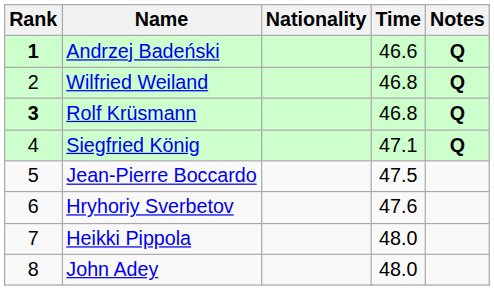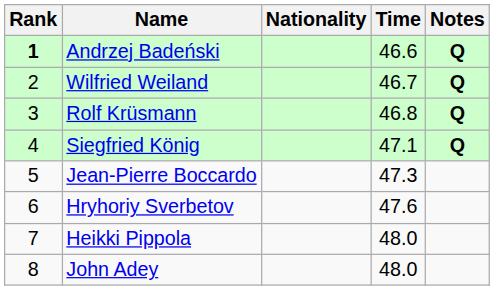(398, 82) 46.8 -> (398, 82) 46.7
(33, 113) bold -> (33, 113) normal
(398, 176) 47.5 -> (398, 176) 47.3
